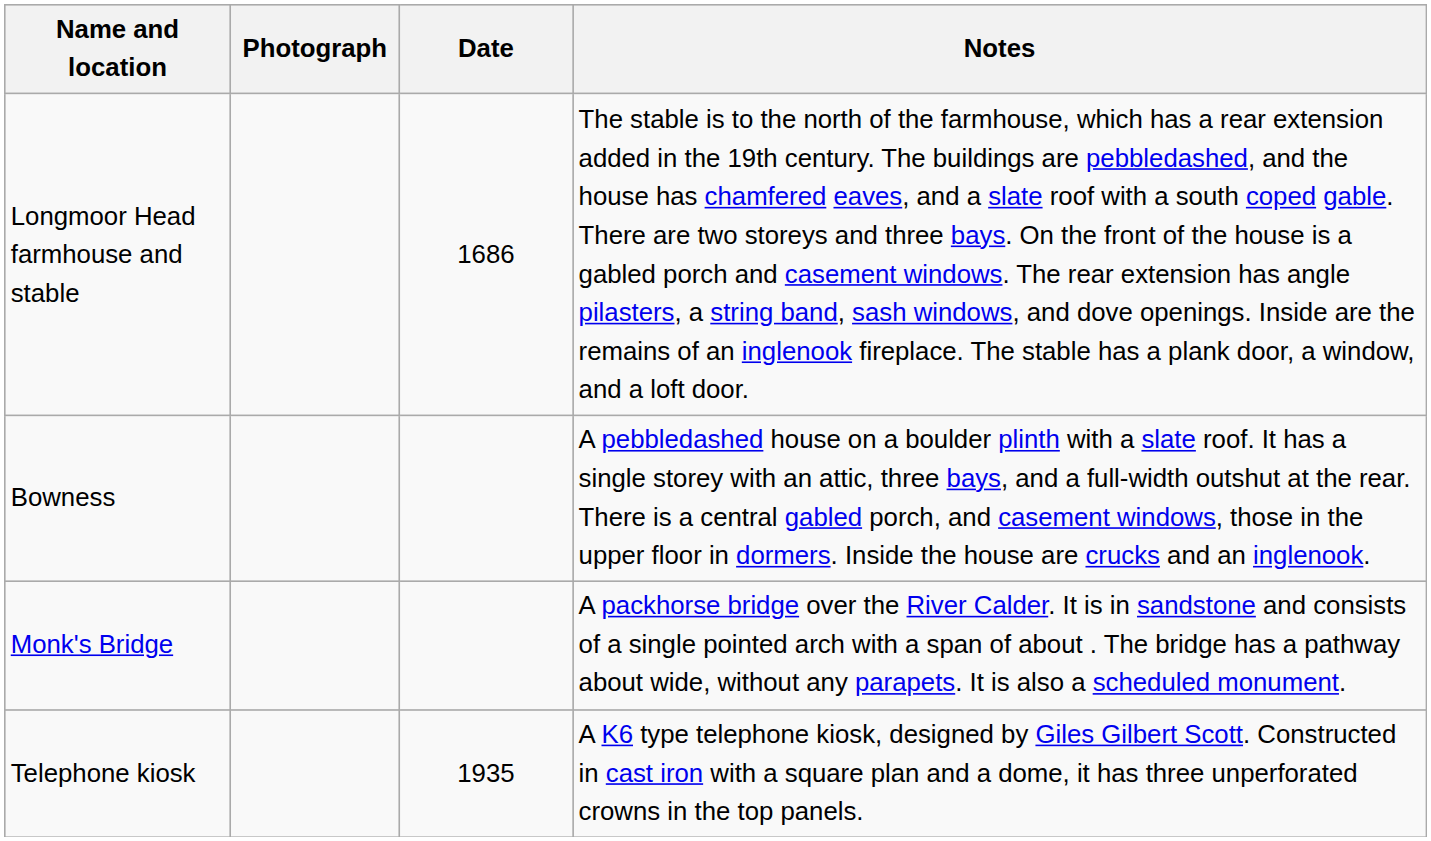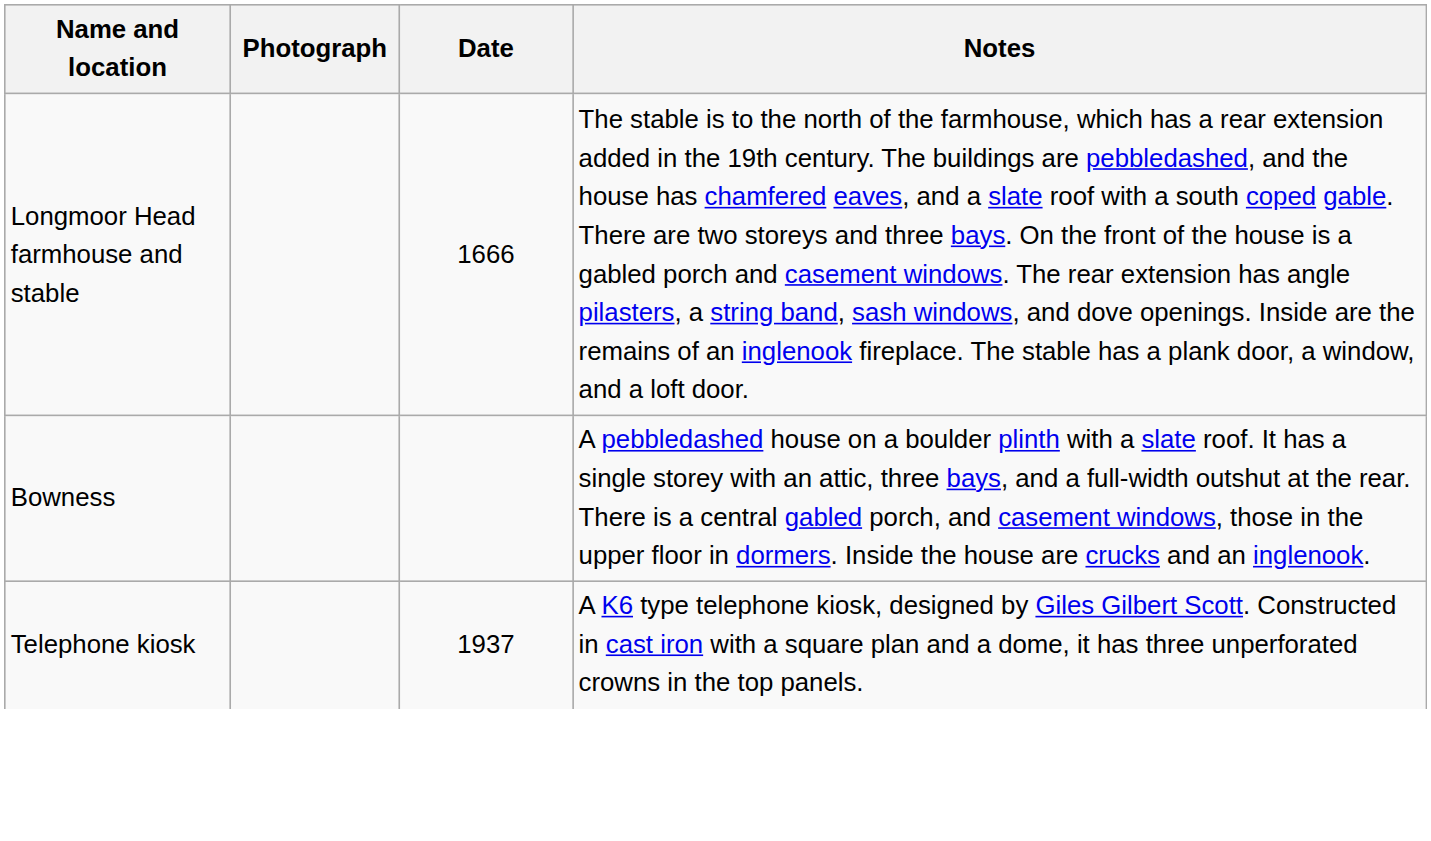(486, 254) 1686 -> (486, 254) 1666
- row: (92, 644)
(486, 772) 1935 -> (486, 644) 1937
